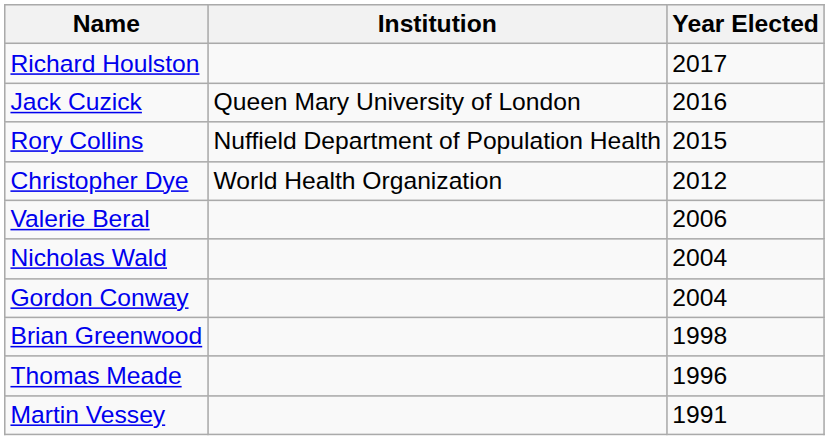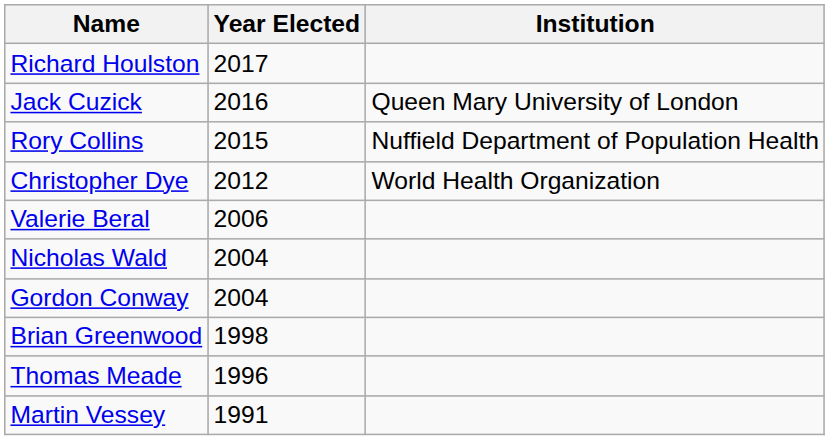columns swapped: (746, 24) <-> (437, 24)
